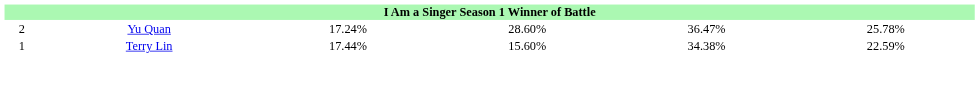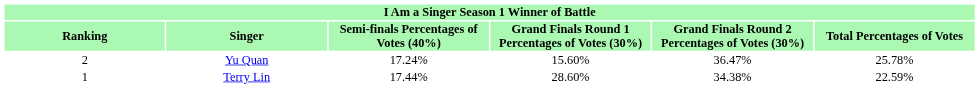+ row: (247, 36)
(527, 29) 28.60% -> (571, 60) 15.60%
(527, 46) 15.60% -> (571, 77) 28.60%
